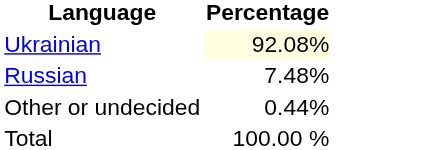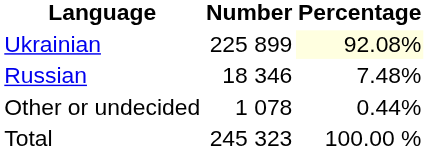+ column: (249, 12)
